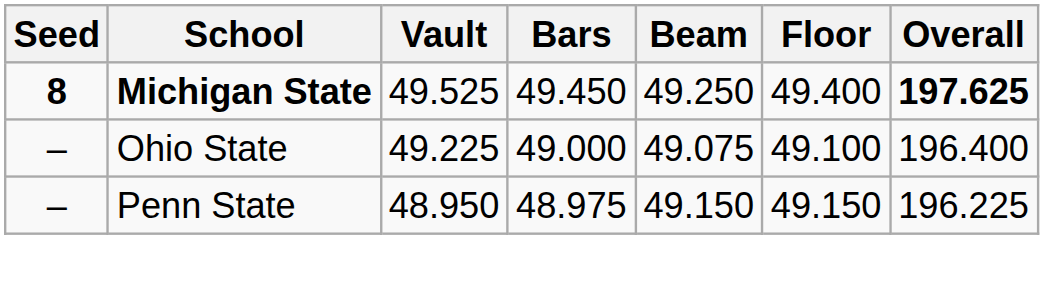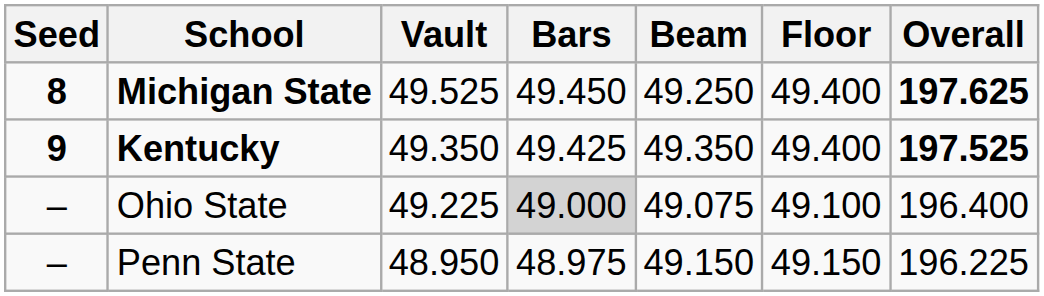+ row: (198, 149)
(571, 149) no background -> (571, 206) lightgrey background
